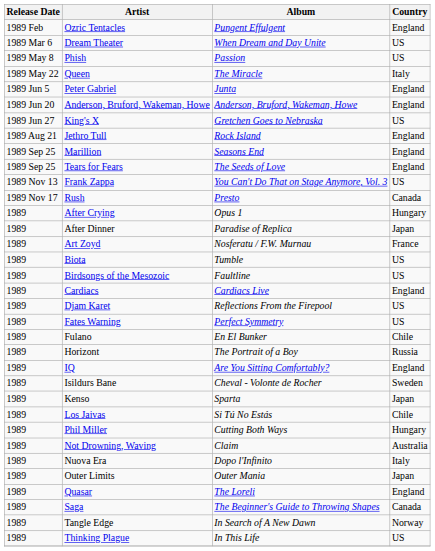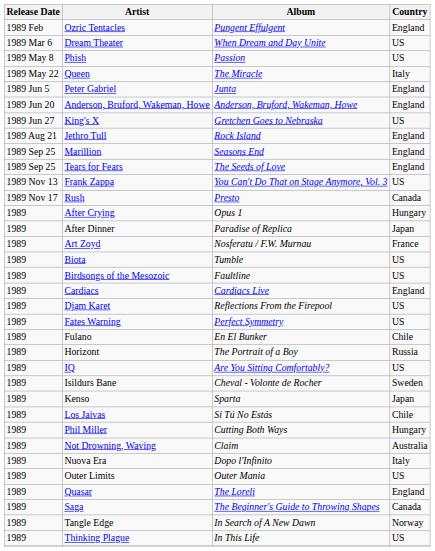(408, 368) England -> (398, 368) US
(403, 476) Japan -> (398, 476) US
